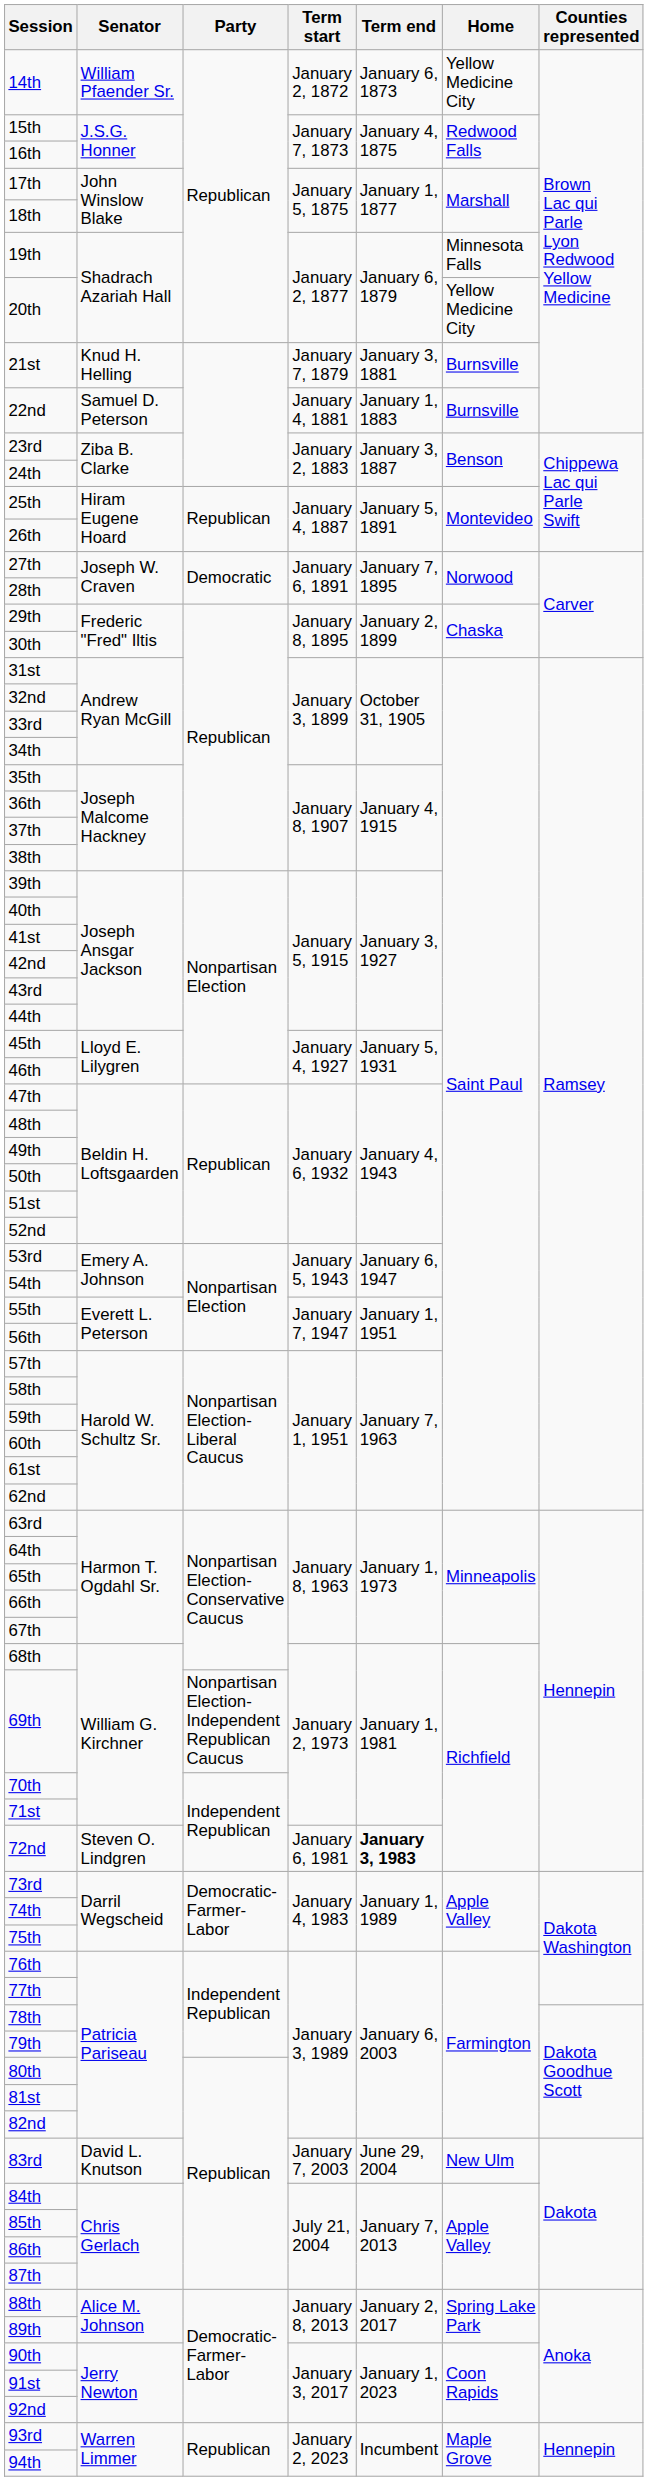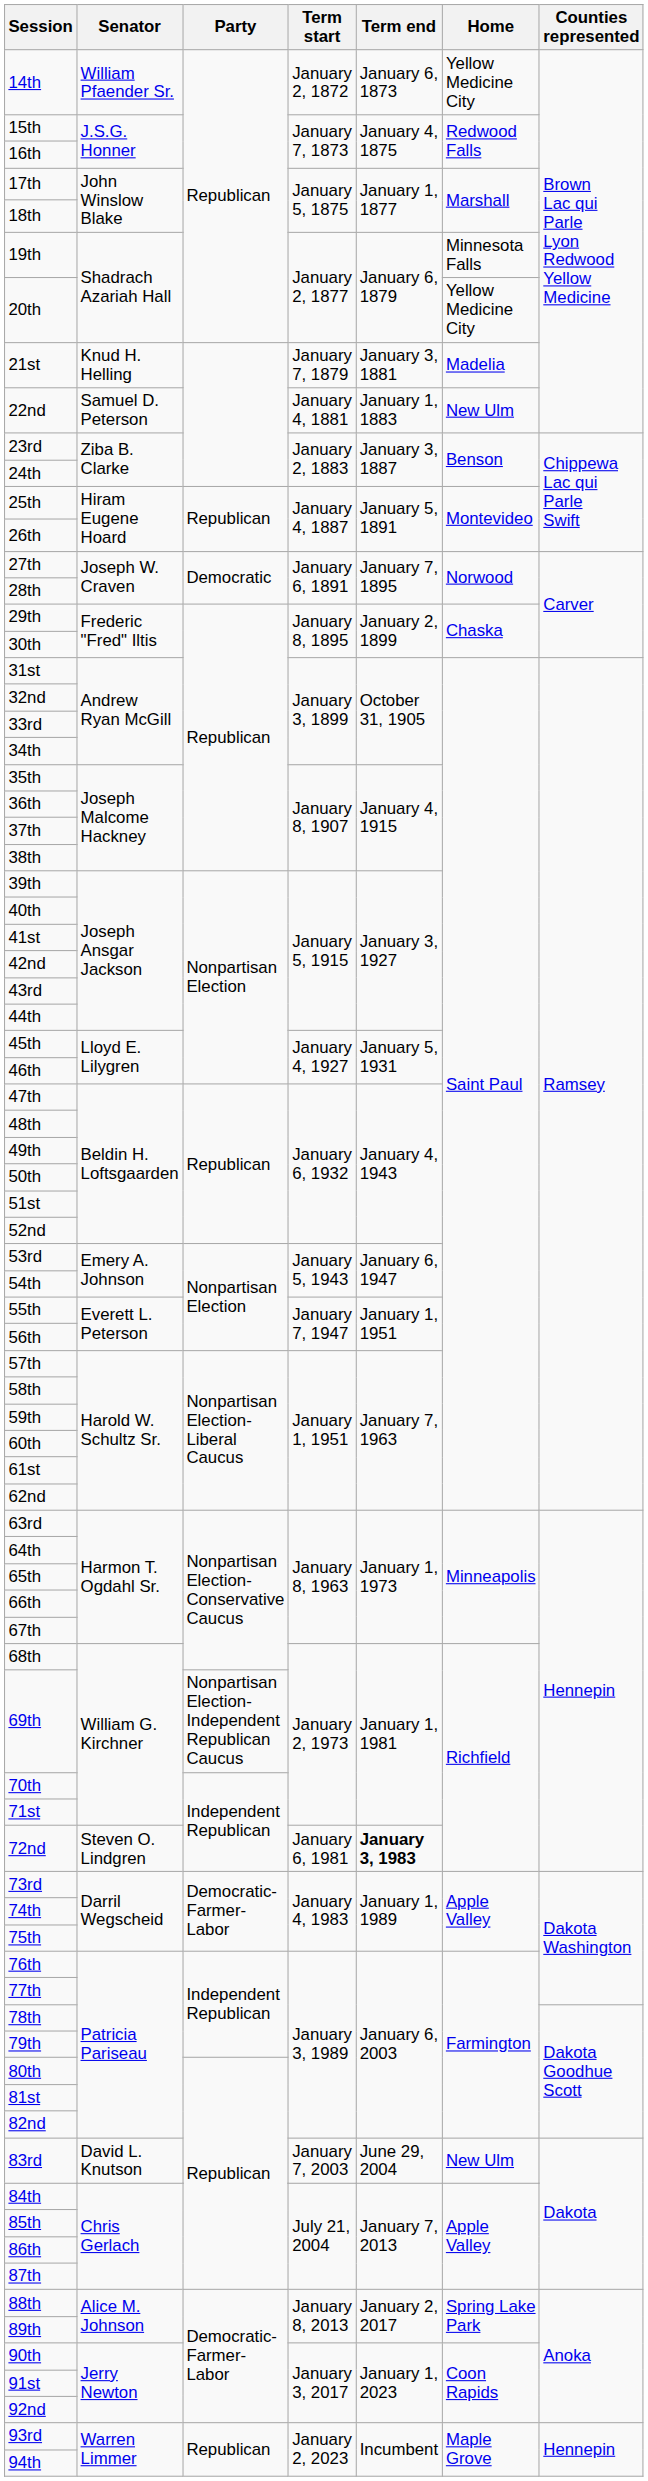(482, 364) Burnsville -> (475, 364) Madelia
(482, 410) Burnsville -> (480, 410) New Ulm
